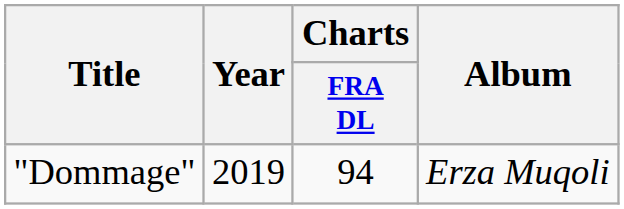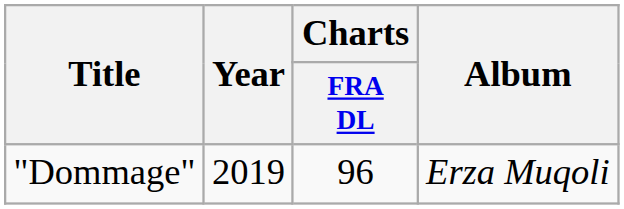(356, 172) 94 -> (356, 172) 96
